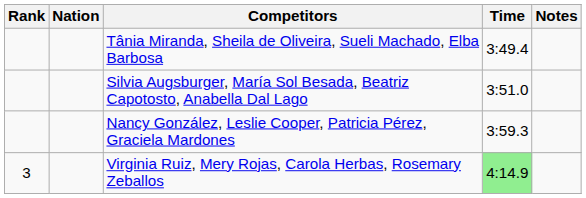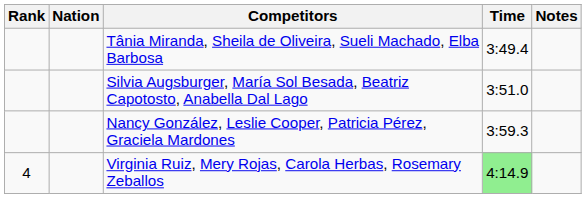(27, 172) 3 -> (27, 172) 4
